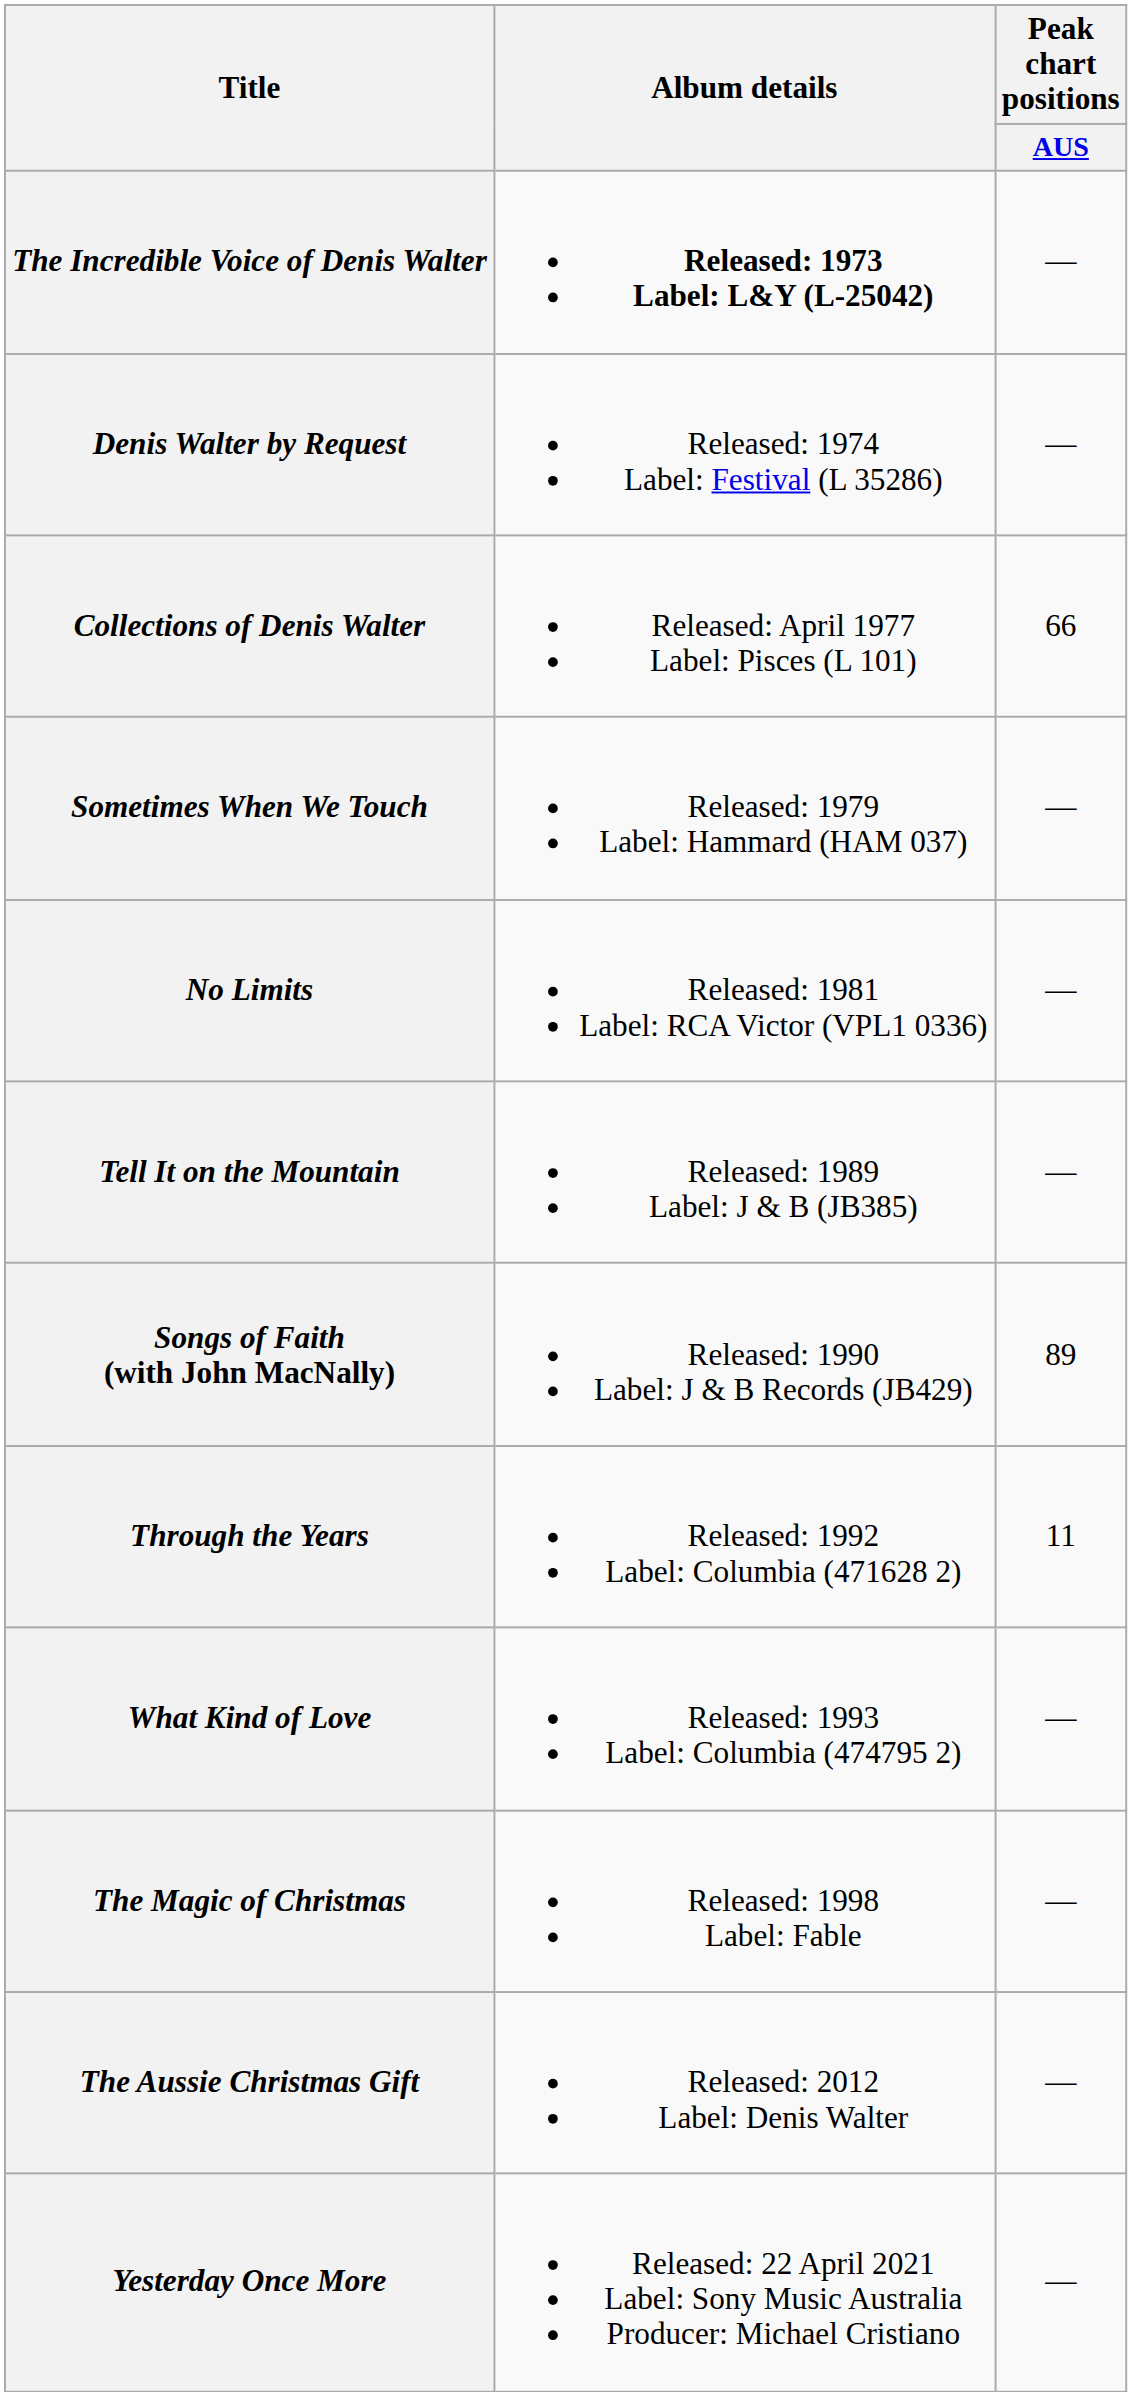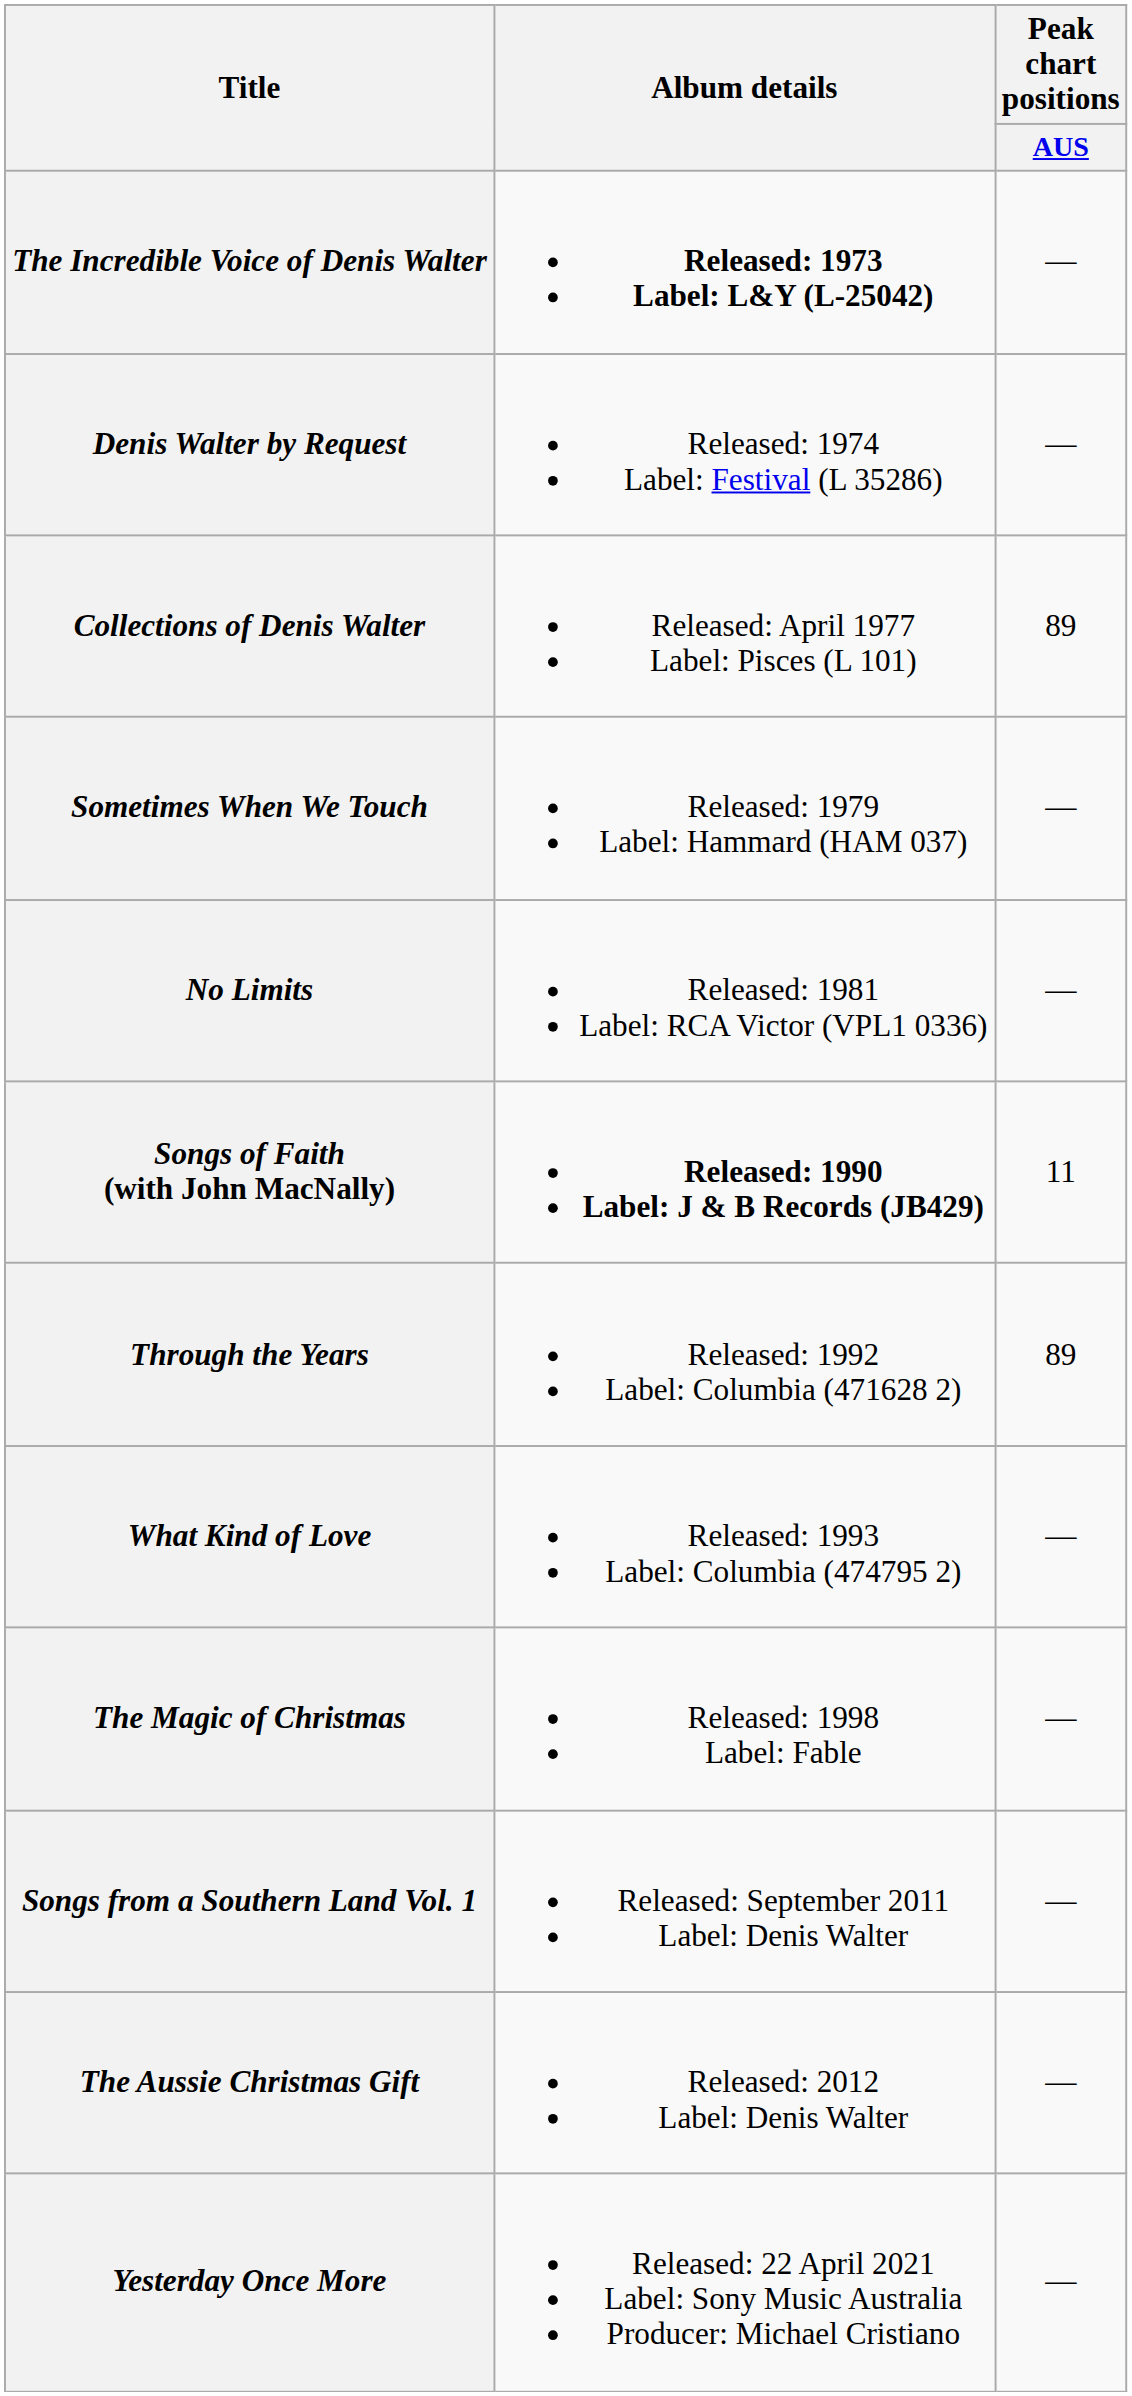(1061, 625) 66 -> (1061, 625) 89
- row: (249, 1171)
(744, 1372) normal -> (744, 1190) bold
(1061, 1354) 89 -> (1061, 1171) 11
(1061, 1536) 11 -> (1061, 1354) 89
+ row: (249, 1900)
